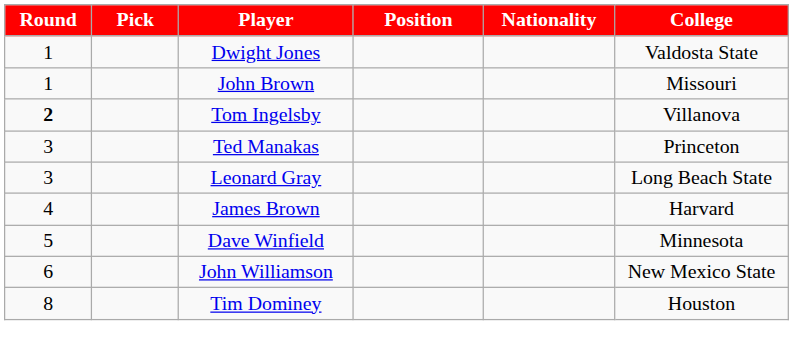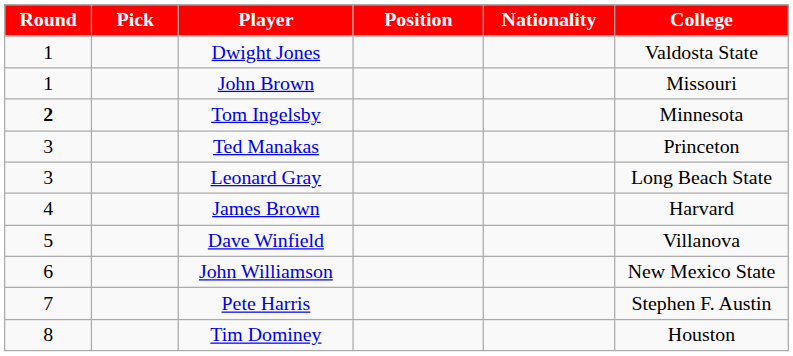(701, 114) Villanova -> (701, 114) Minnesota
(701, 240) Minnesota -> (701, 240) Villanova
+ row: (266, 303)
